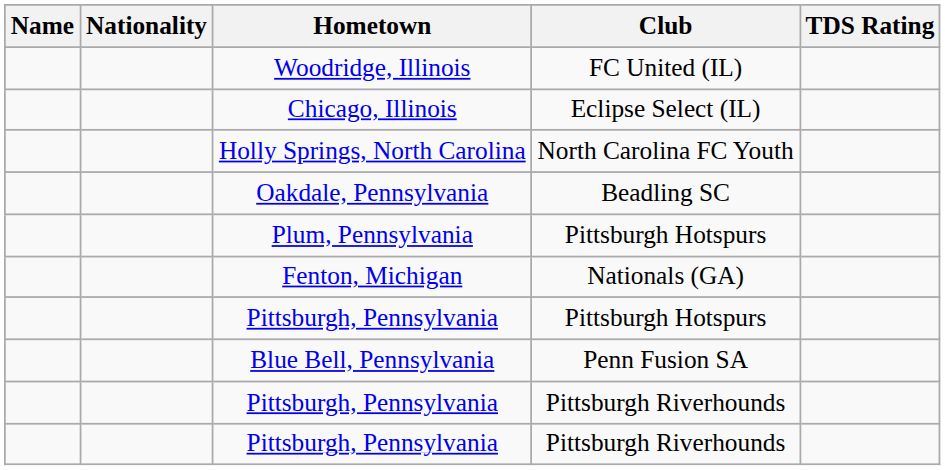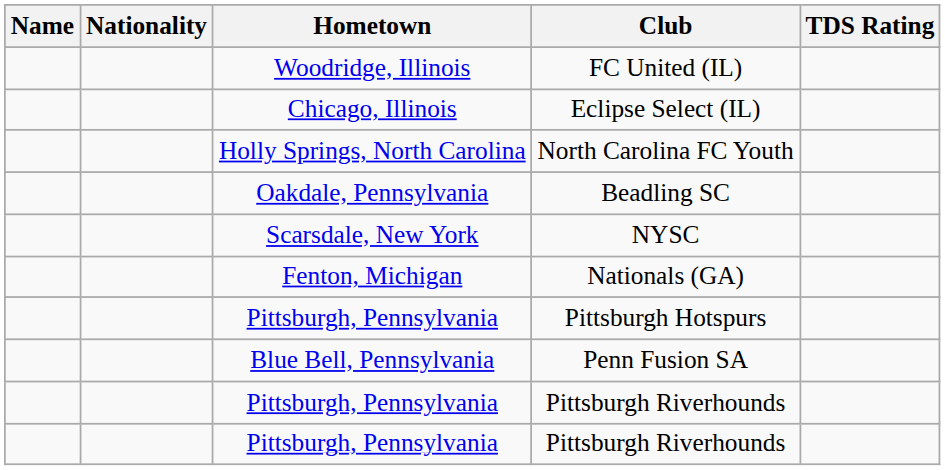- row: (372, 234)
+ row: (372, 234)
